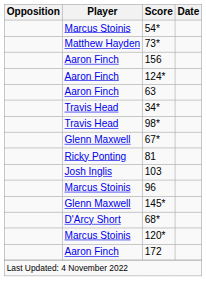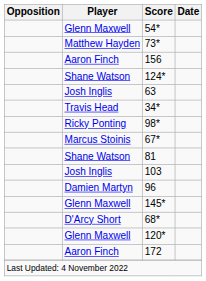(98, 28) Marcus Stoinis -> (98, 28) Glenn Maxwell
(92, 76) Aaron Finch -> (97, 76) Shane Watson
(92, 92) Aaron Finch -> (88, 92) Josh Inglis
(91, 124) Travis Head -> (95, 124) Ricky Ponting
(98, 140) Glenn Maxwell -> (98, 140) Marcus Stoinis
(95, 156) Ricky Ponting -> (97, 156) Shane Watson
(98, 188) Marcus Stoinis -> (99, 188) Damien Martyn
(98, 236) Marcus Stoinis -> (98, 236) Glenn Maxwell
